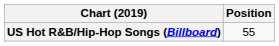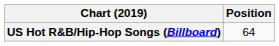(249, 31) 55 -> (249, 31) 64
